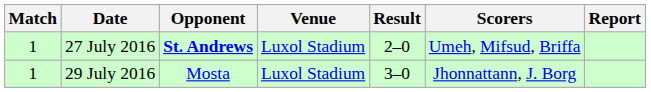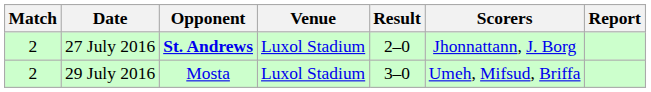(33, 45) 1 -> (33, 45) 2
(505, 45) Umeh, Mifsud, Briffa -> (505, 45) Jhonnattann, J. Borg
(33, 73) 1 -> (33, 73) 2
(505, 73) Jhonnattann, J. Borg -> (505, 73) Umeh, Mifsud, Briffa
